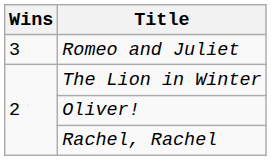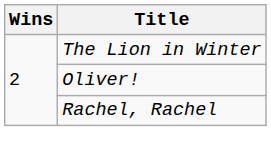- row: (151, 50)
